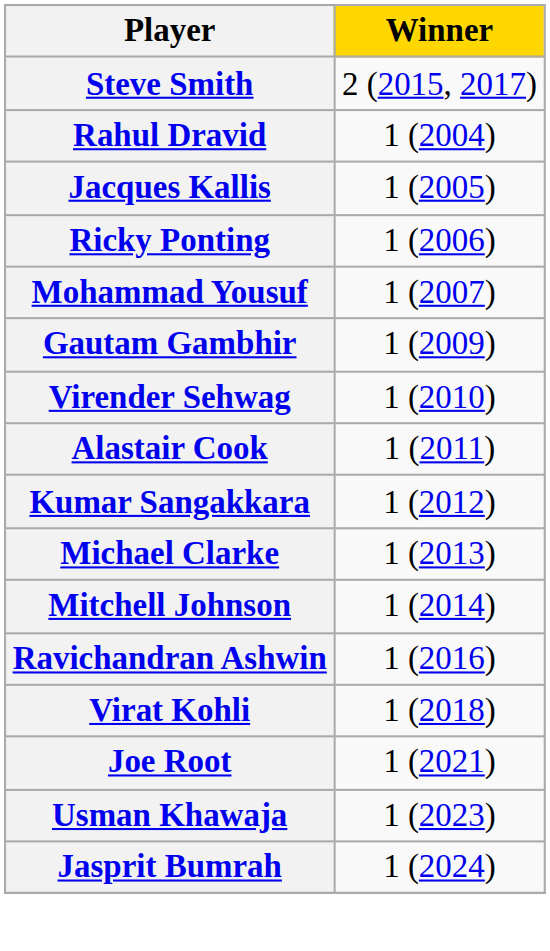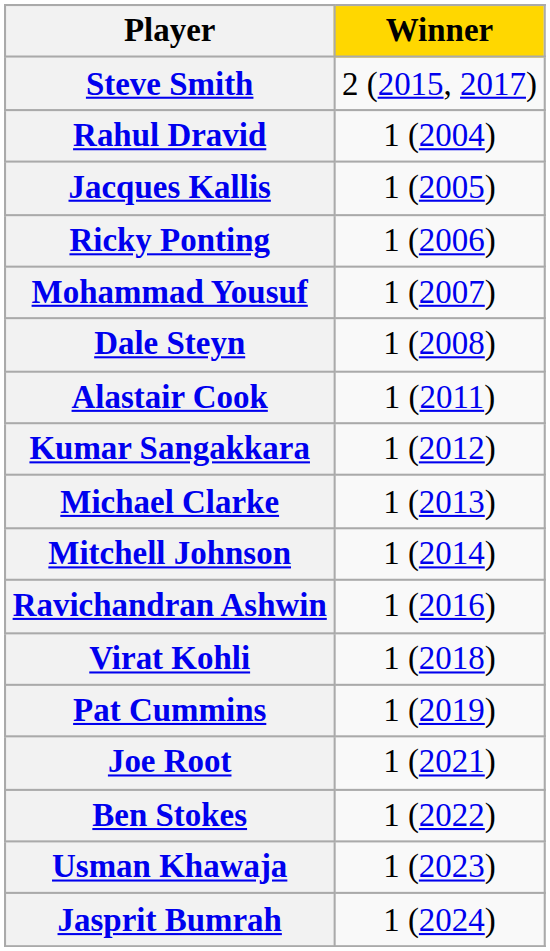+ row: (170, 344)
- row: (170, 344)
- row: (170, 396)
+ row: (170, 710)
+ row: (170, 814)
